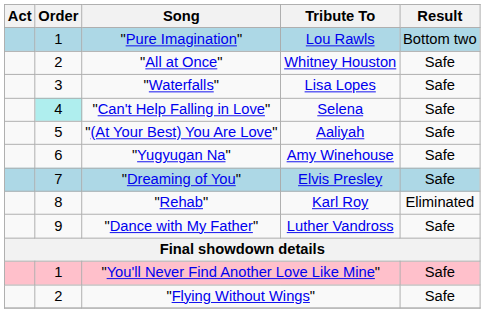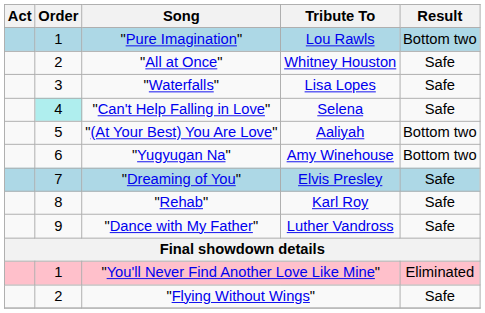(440, 132) Safe -> (440, 132) Bottom two
(440, 156) Safe -> (440, 156) Bottom two
(440, 202) Eliminated -> (440, 202) Safe
(440, 272) Safe -> (440, 272) Eliminated
